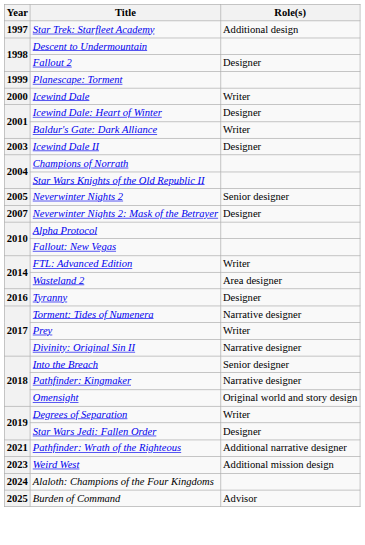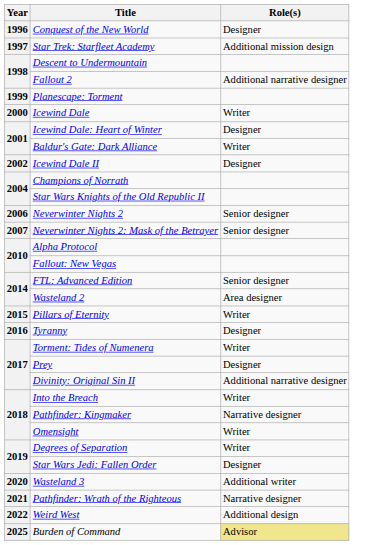+ row: (91, 29)
(261, 29) Additional design -> (278, 46) Additional mission design
(242, 63) Designer -> (285, 79) Additional narrative designer
(17, 146) 2003 -> (17, 163) 2002
(17, 197) 2005 -> (17, 213) 2006
(242, 213) Designer -> (256, 230) Senior designer
(237, 264) Writer -> (256, 280) Senior designer
+ row: (71, 314)
(262, 314) Narrative designer -> (237, 347) Writer
(237, 331) Writer -> (242, 364) Designer
(262, 347) Narrative designer -> (285, 381) Additional narrative designer
(256, 364) Senior designer -> (237, 398) Writer
(290, 398) Original world and story design -> (237, 431) Writer
+ row: (59, 481)
(285, 448) Additional narrative designer -> (262, 498) Narrative designer
(17, 465) 2023 -> (17, 515) 2022
(278, 465) Additional mission design -> (261, 515) Additional design
- row: (123, 481)
(240, 498) no background -> (240, 532) khaki background
